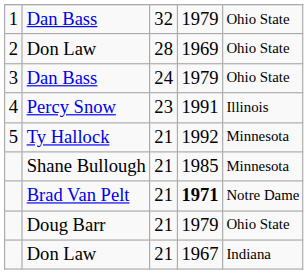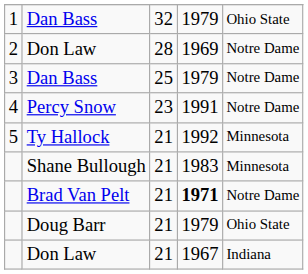(258, 48) Ohio State -> (263, 48) Notre Dame
(164, 78) 24 -> (164, 78) 25
(258, 78) Ohio State -> (263, 78) Notre Dame
(247, 107) Illinois -> (263, 107) Notre Dame
(200, 166) 1985 -> (200, 166) 1983
